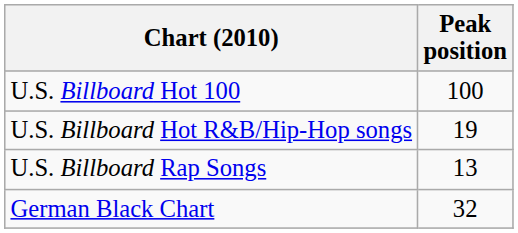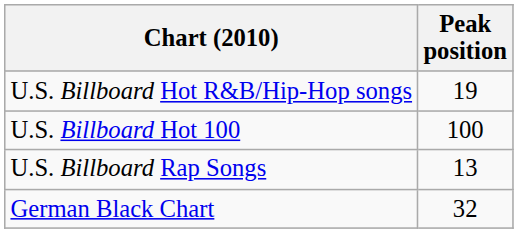rows swapped: (125, 90) <-> (211, 129)
